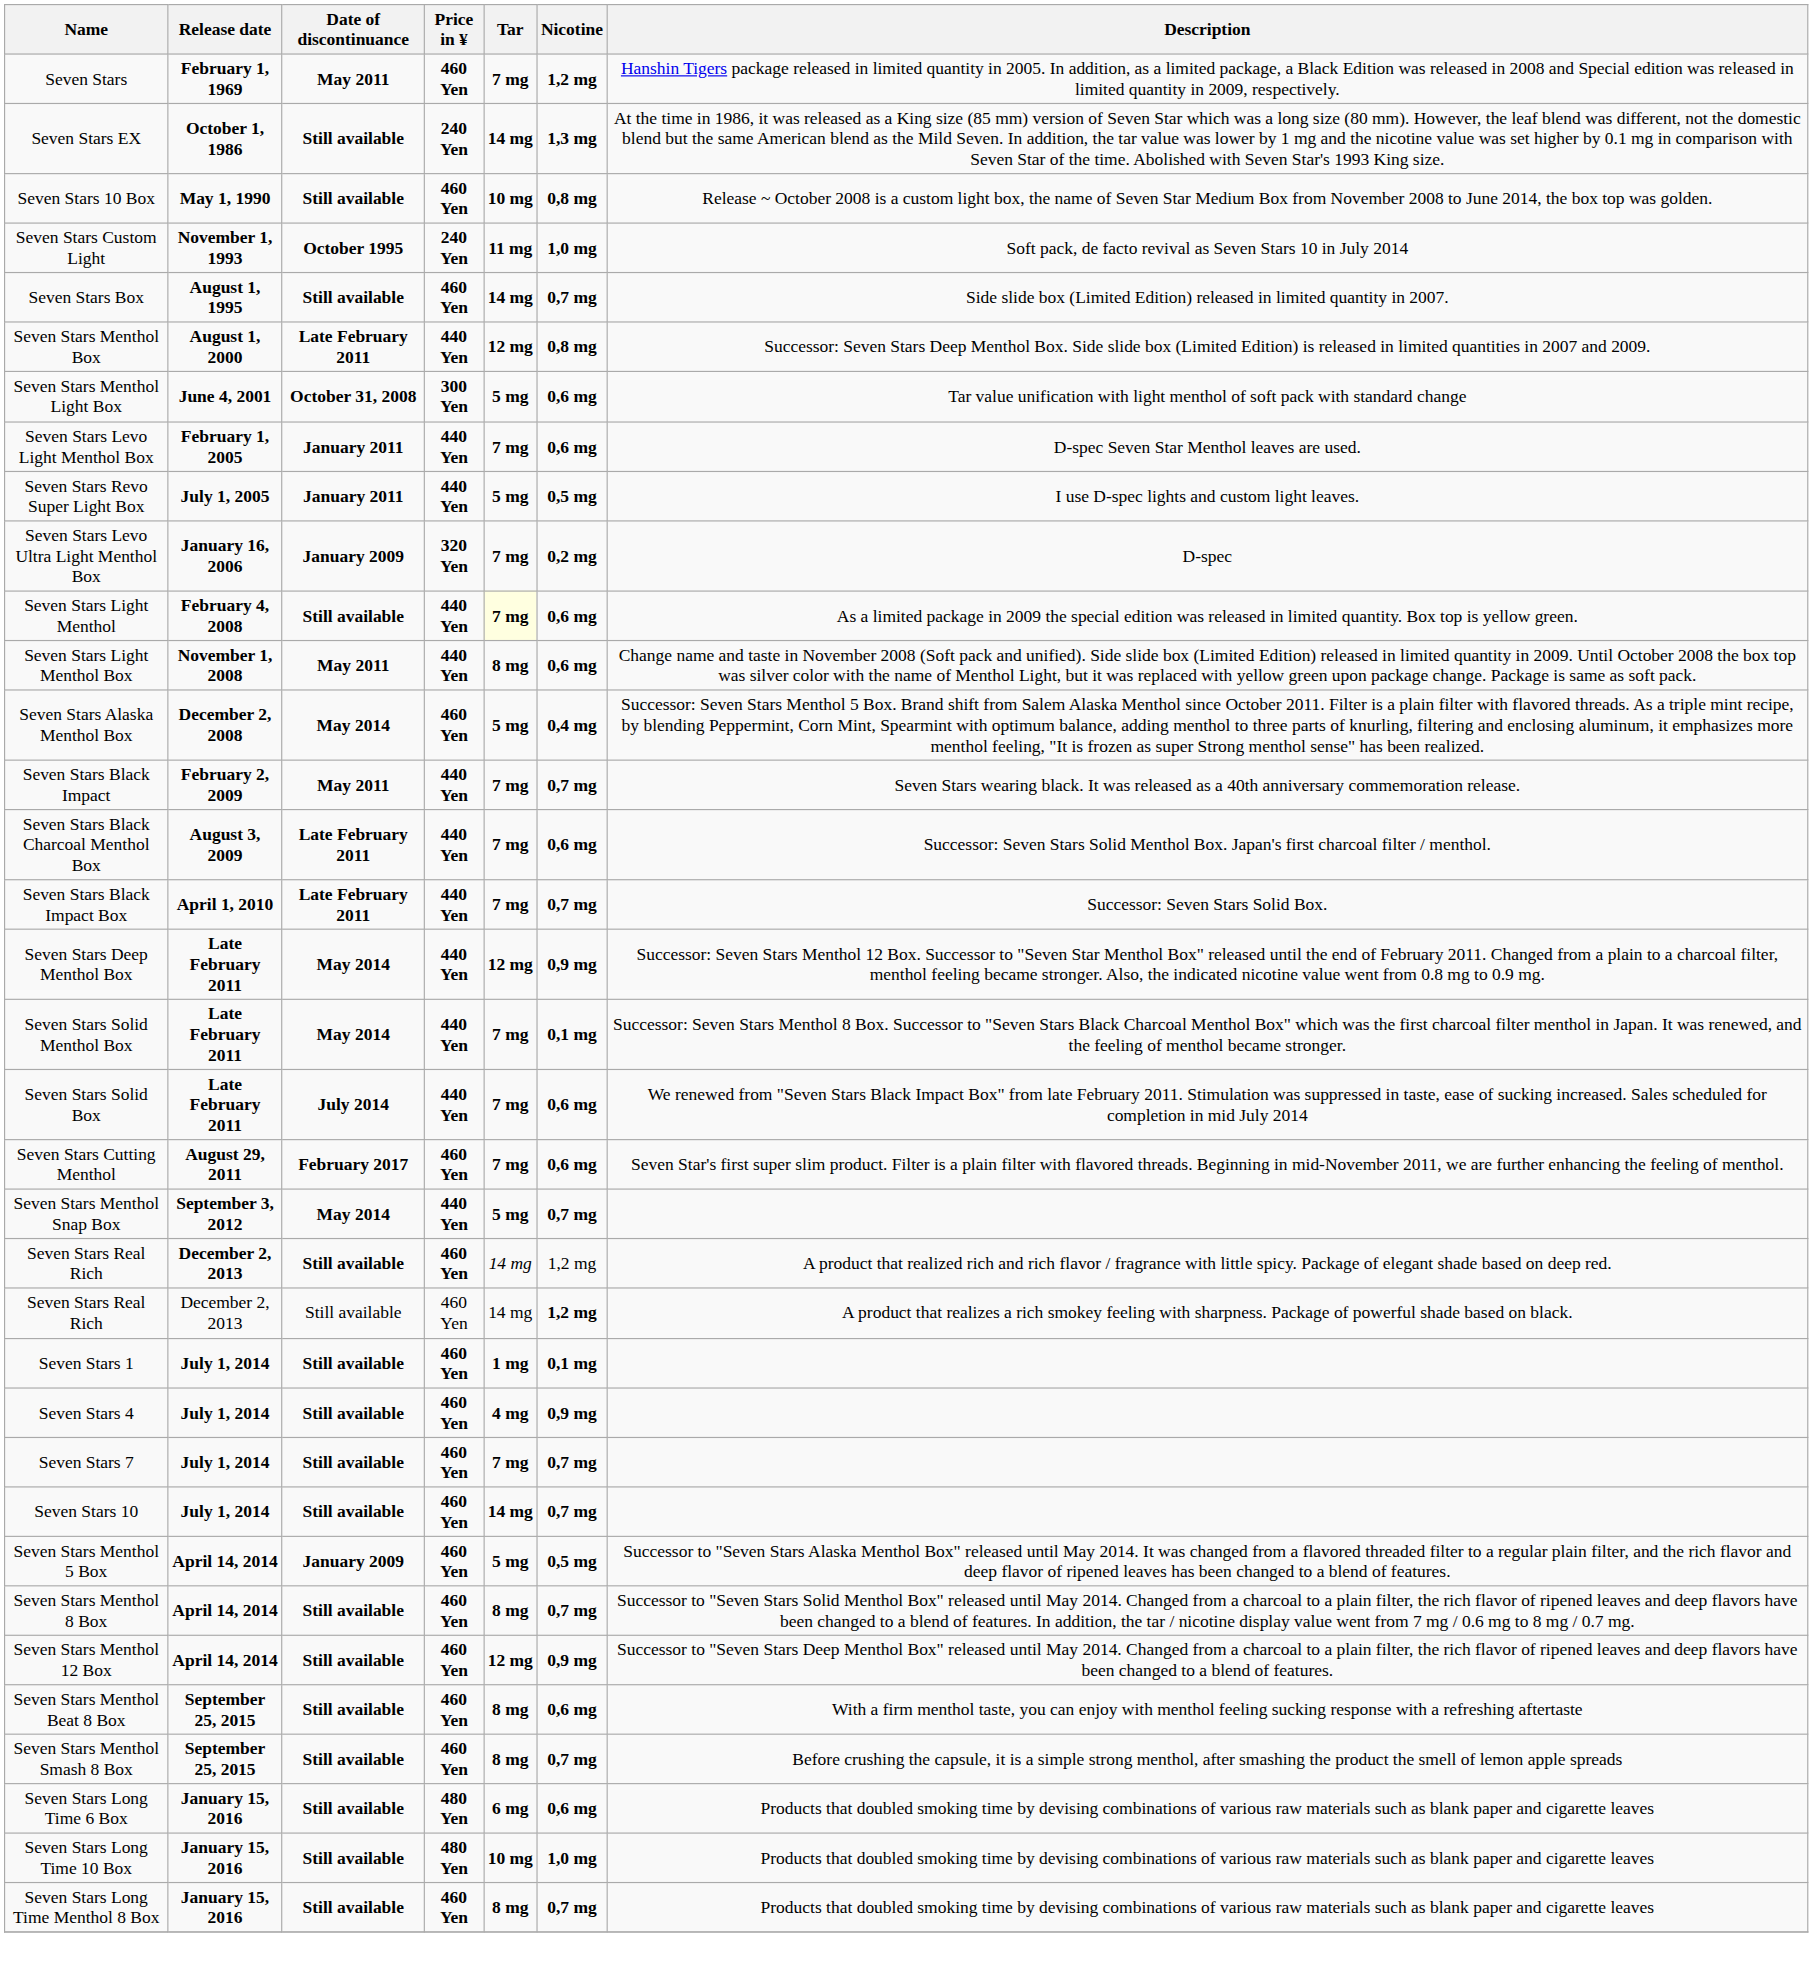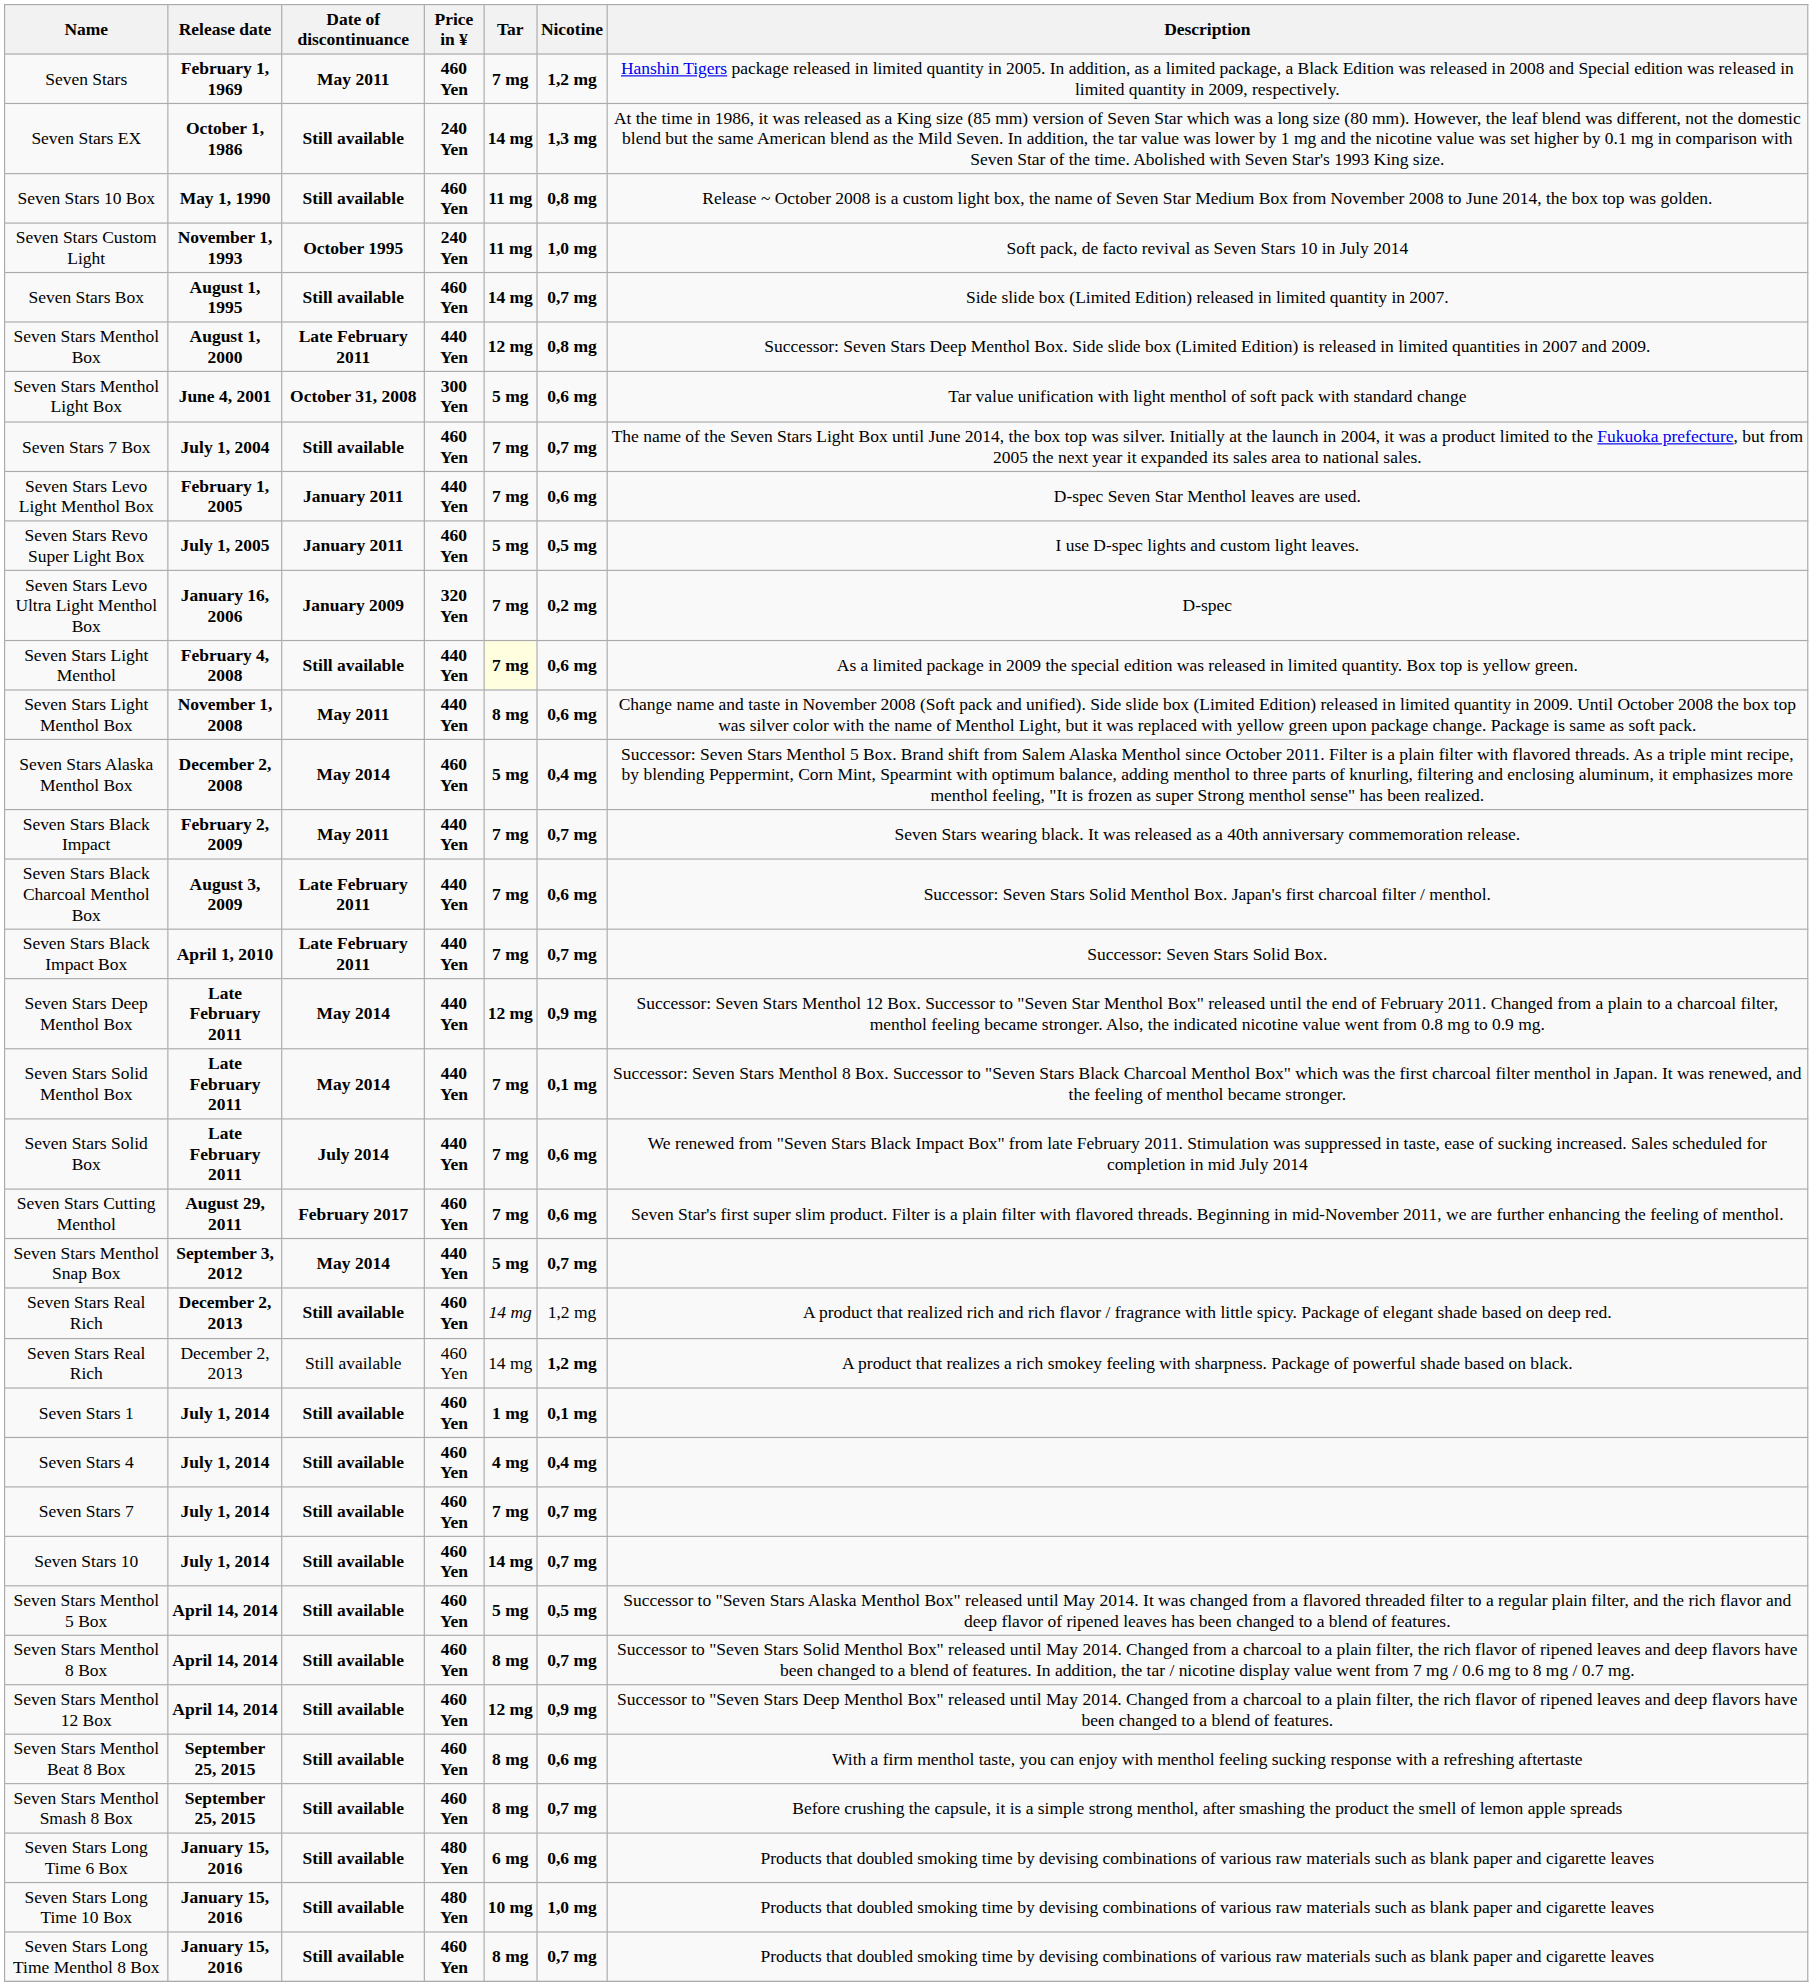(510, 198) 10 mg -> (510, 198) 11 mg
+ row: (86, 446)
(454, 495) 440 Yen -> (454, 545) 460 Yen
(572, 1412) 0,9 mg -> (572, 1461) 0,4 mg
(353, 1560) January 2009 -> (353, 1610) Still available
